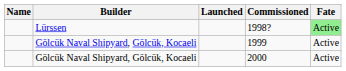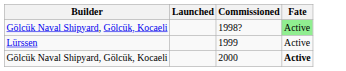- column: (19, 12)
(51, 27) Lürssen -> (87, 27) Gölcük Naval Shipyard, Gölcük, Kocaeli
(116, 43) Gölcük Naval Shipyard, Gölcük, Kocaeli -> (22, 43) Lürssen
(326, 58) normal -> (297, 58) bold
